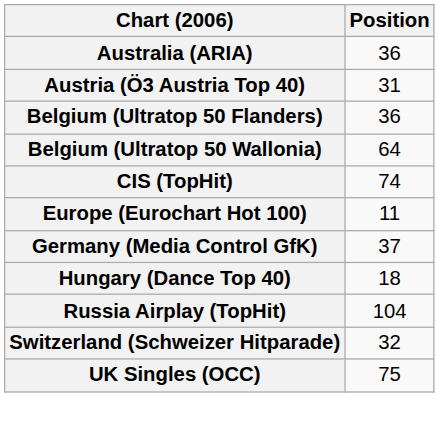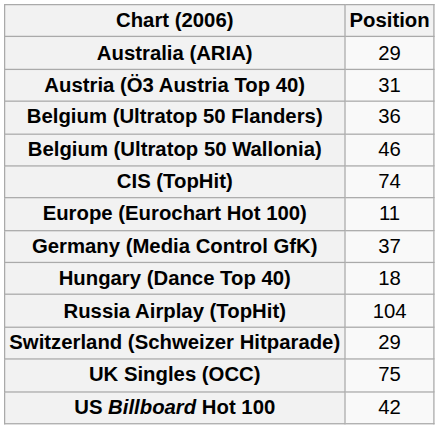(390, 52) 36 -> (390, 52) 29
(390, 149) 64 -> (390, 149) 46
(390, 342) 32 -> (390, 342) 29
+ row: (175, 407)
